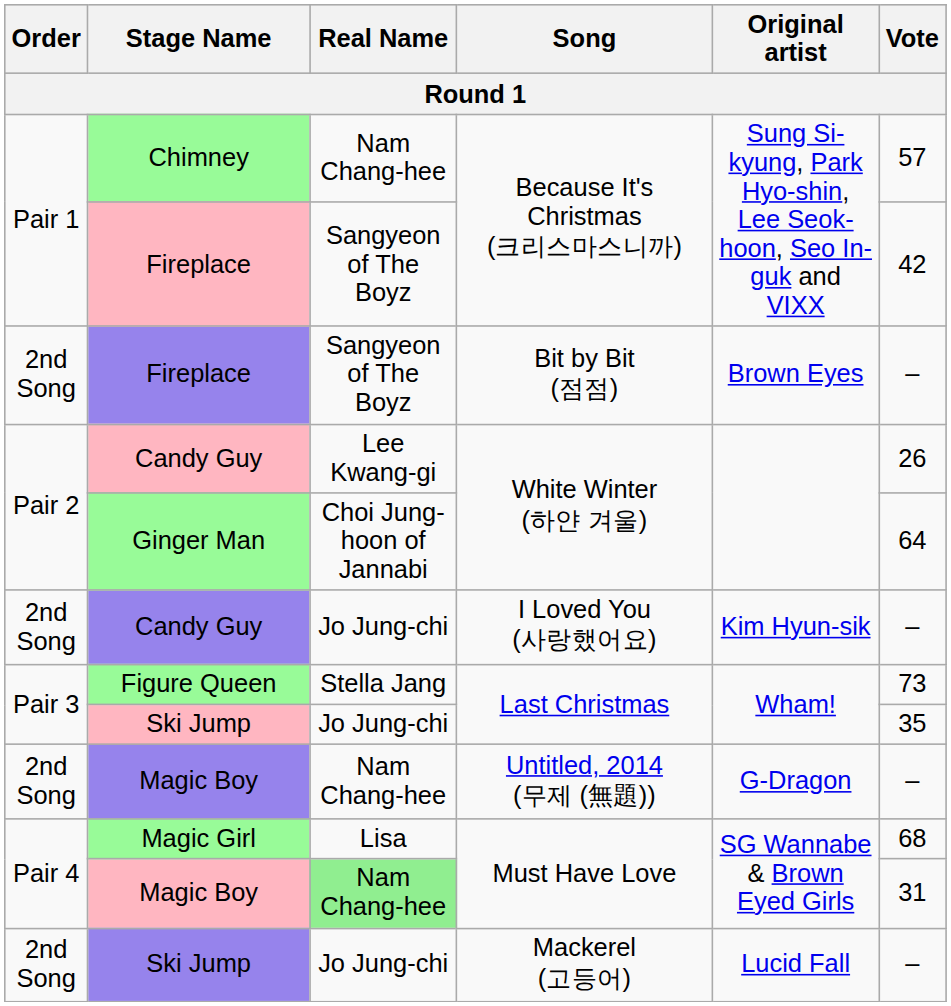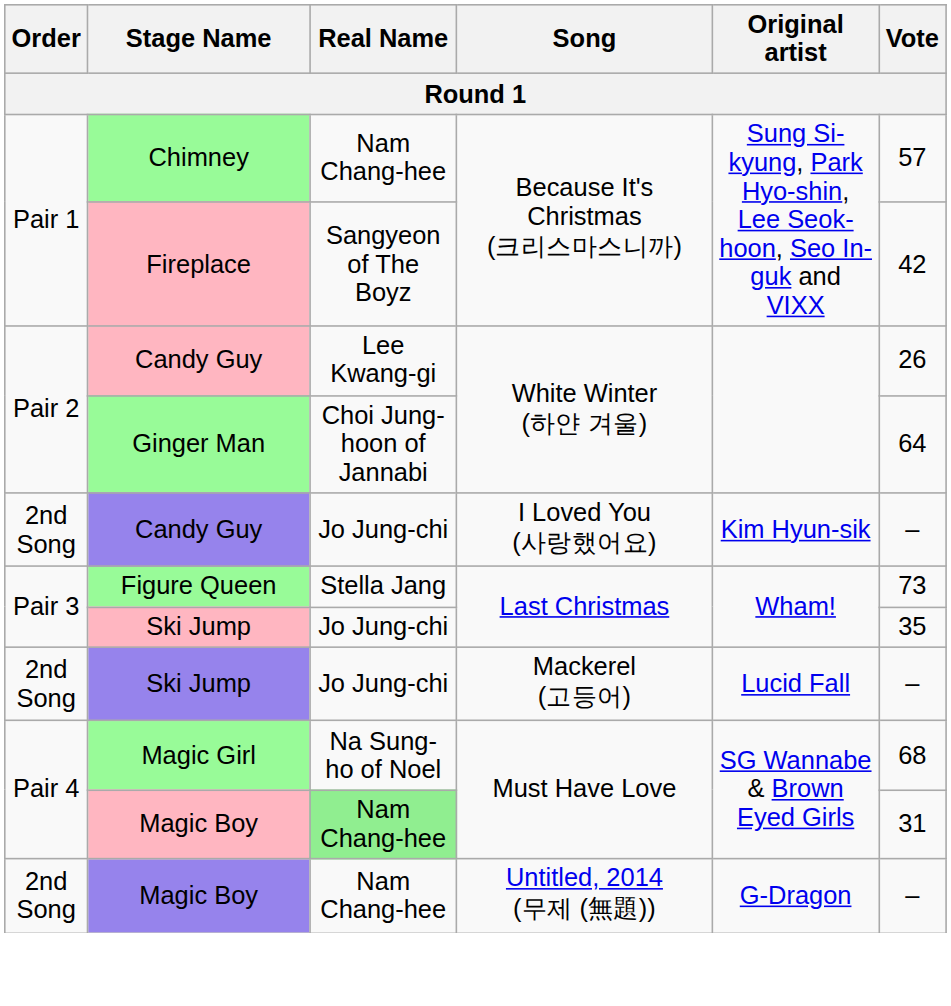- row: (199, 374)
rows swapped: (199, 964) <-> (199, 781)
(383, 838) Lisa -> (383, 755) Na Sung-ho of Noel
